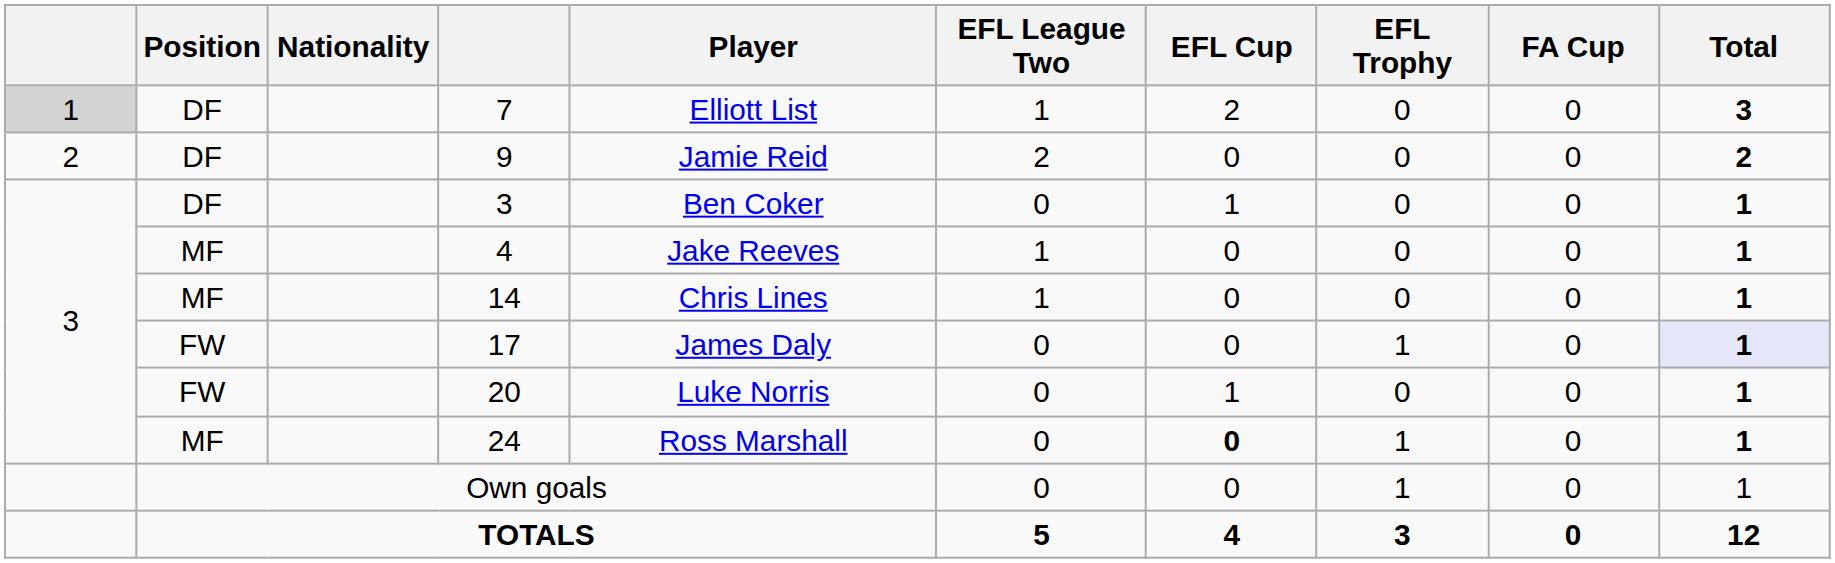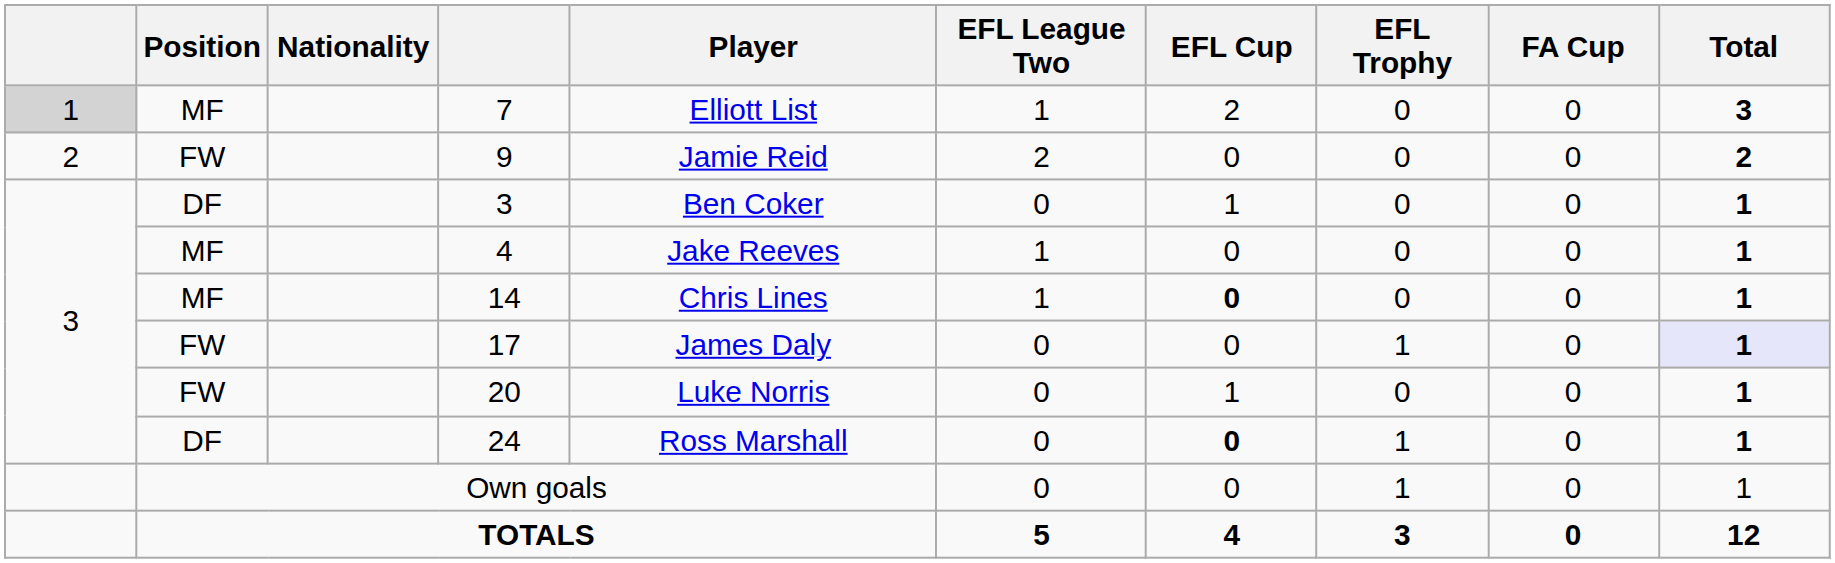(202, 109) DF -> (202, 109) MF
(202, 156) DF -> (202, 156) FW
(1232, 298) normal -> (1232, 298) bold
(202, 439) MF -> (202, 439) DF
